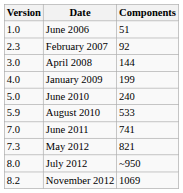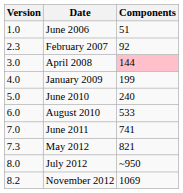(127, 63) no background -> (127, 63) pink background
(13, 113) 5.9 -> (13, 113) 6.0
